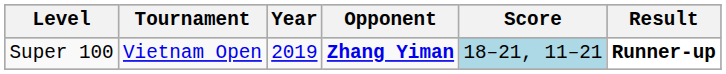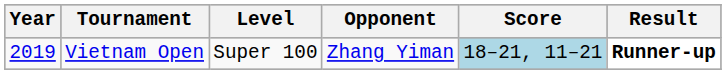columns swapped: (294, 21) <-> (62, 21)
(390, 53) bold -> (390, 53) normal
